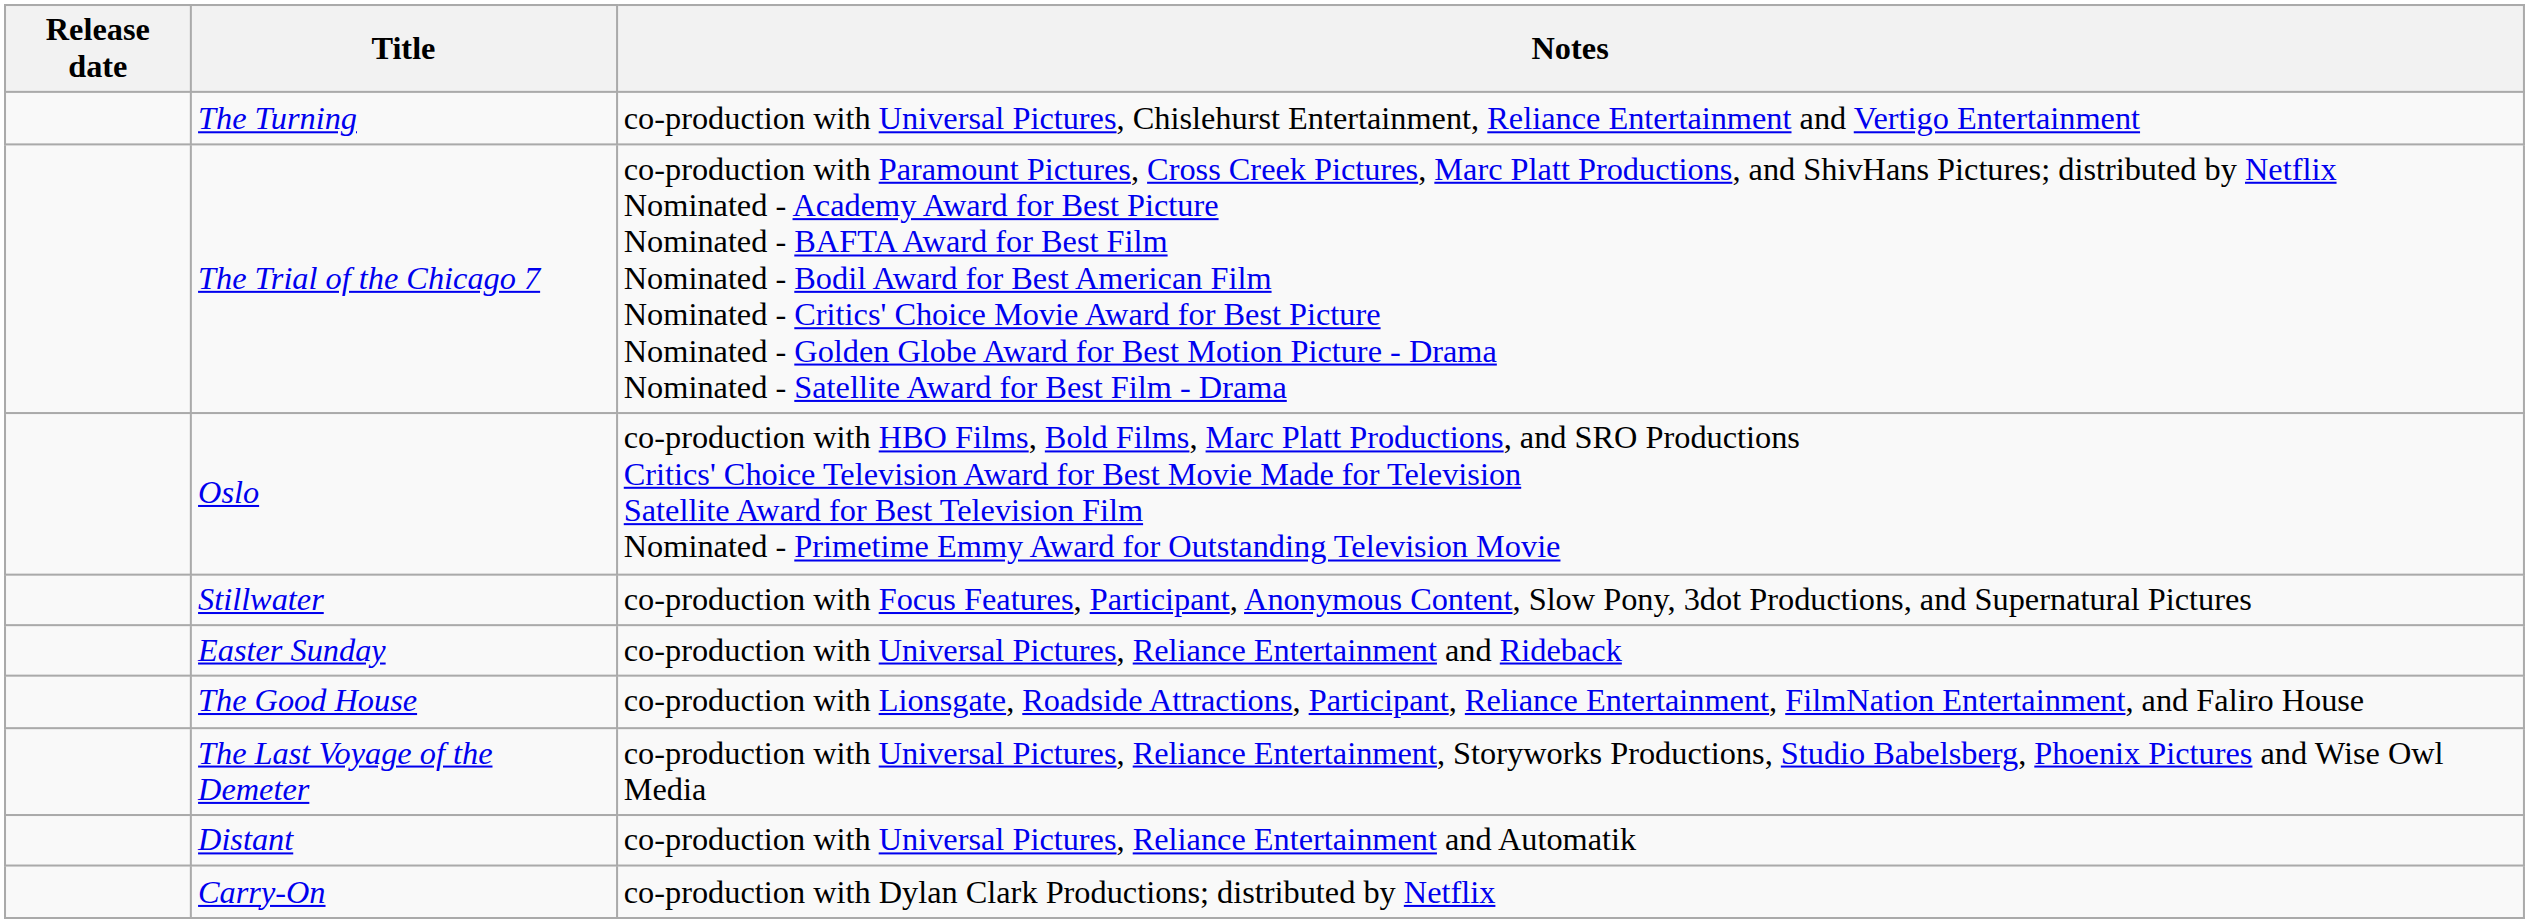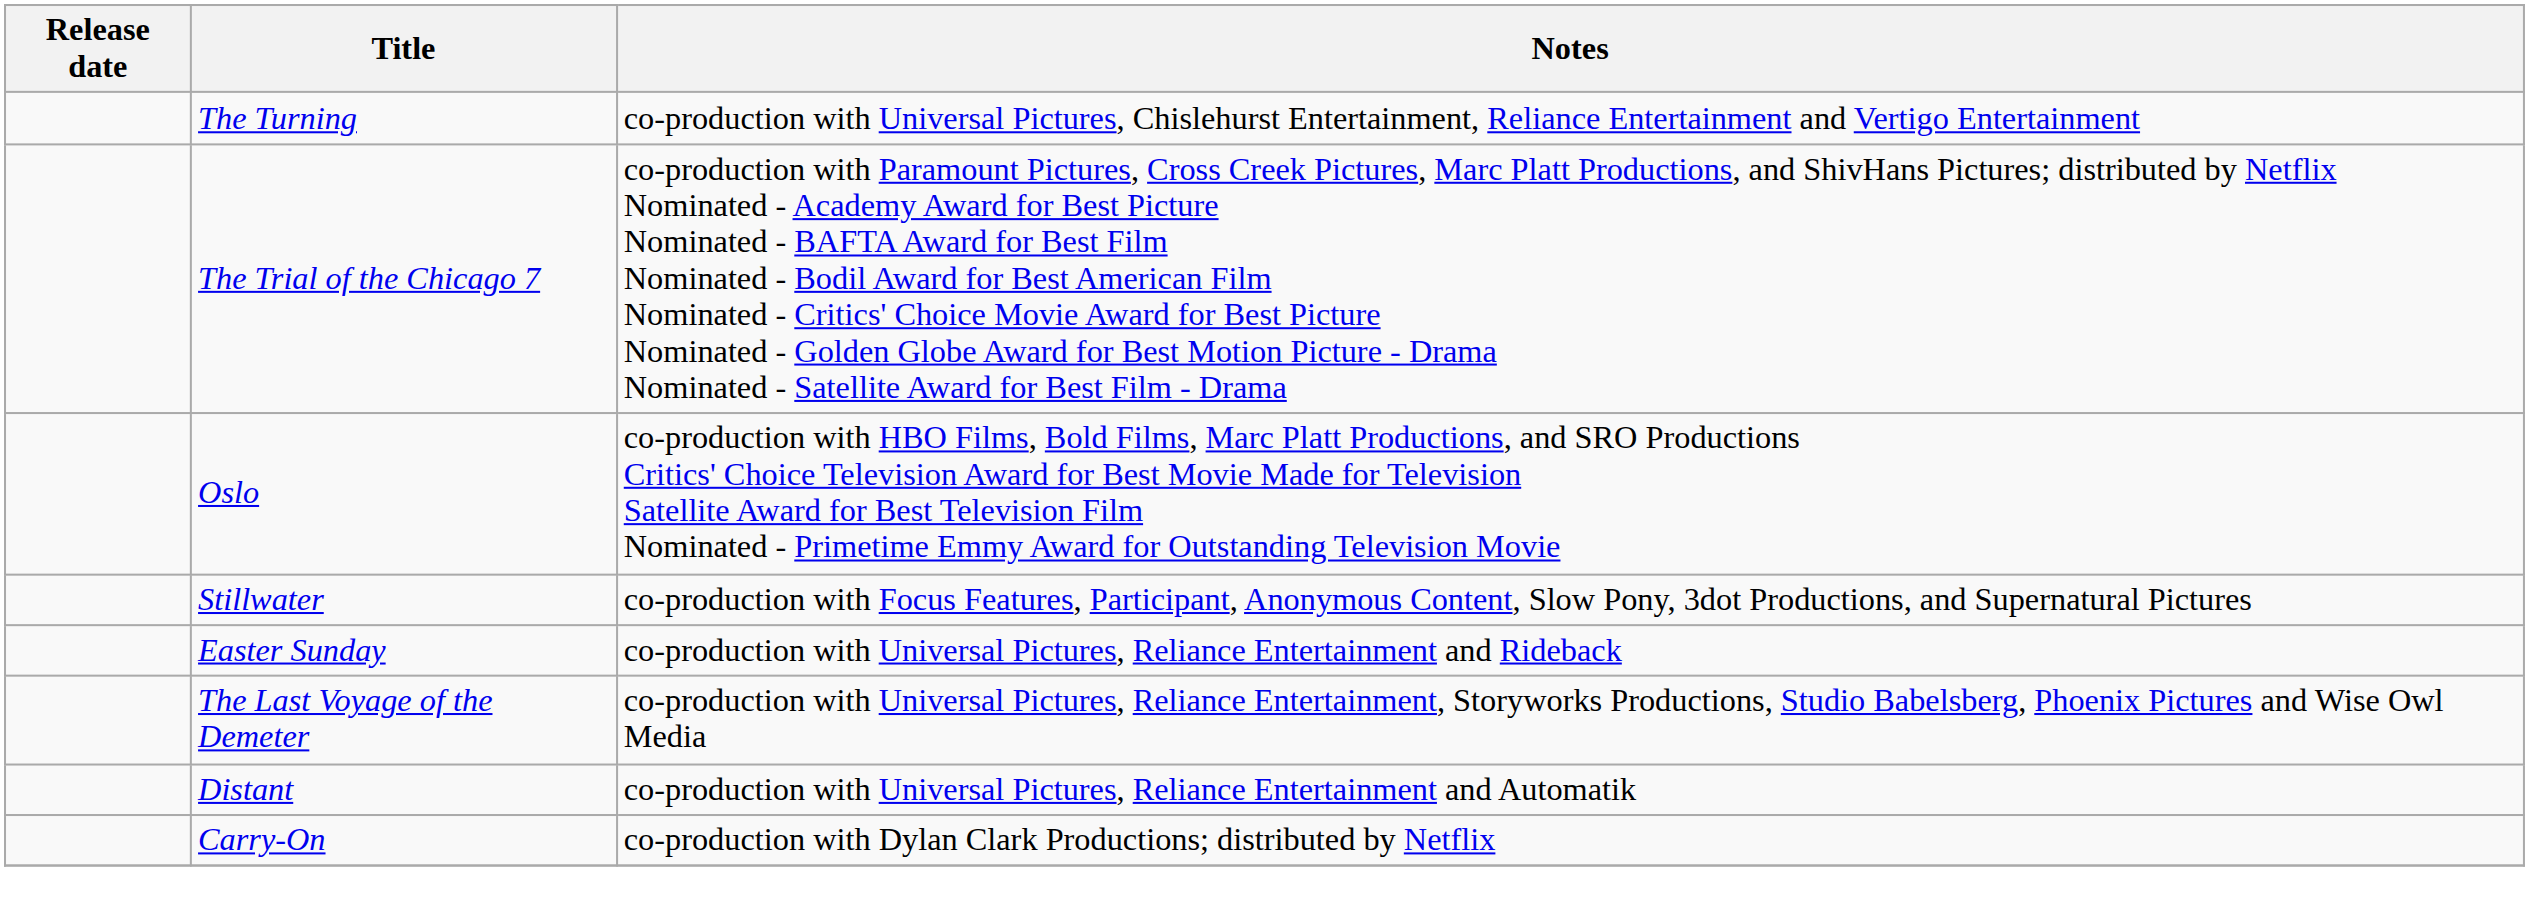- row: (308, 701)
